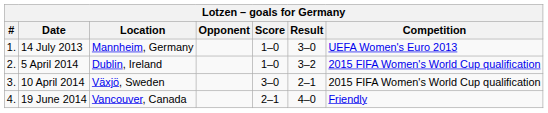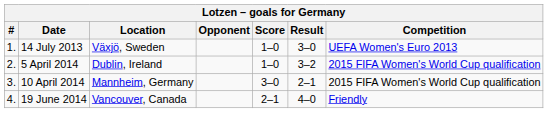(143, 47) Mannheim, Germany -> (128, 47) Växjö, Sweden
(128, 82) Växjö, Sweden -> (143, 82) Mannheim, Germany
